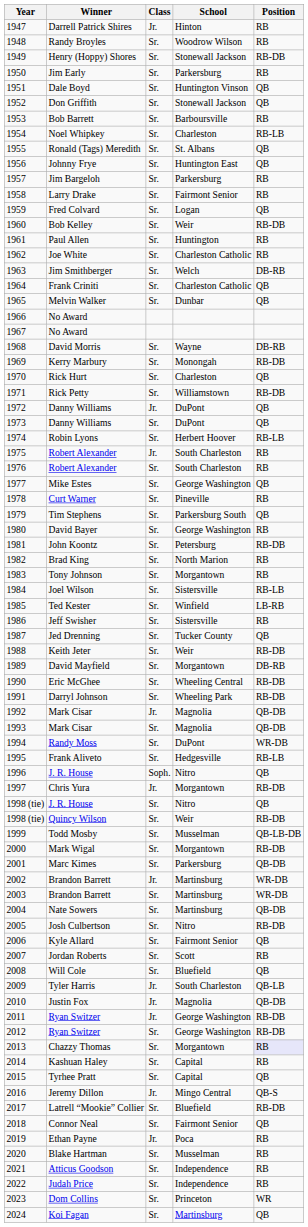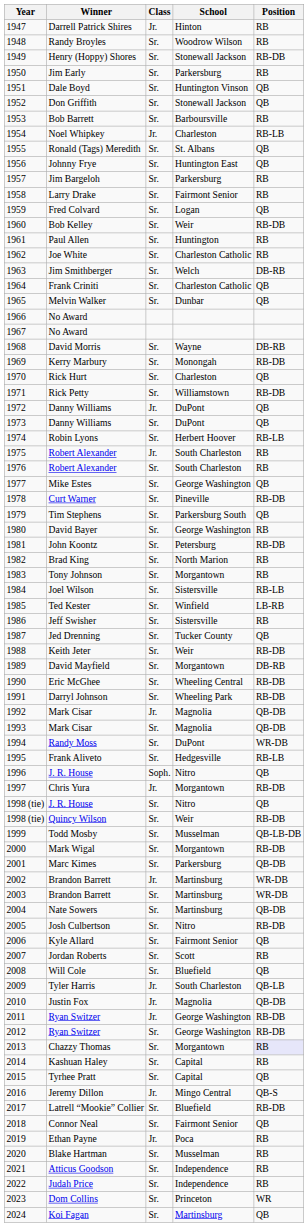(154, 133) Sr. -> (153, 133) Jr.
(262, 499) RB -> (271, 499) RB-DB
